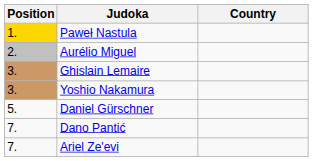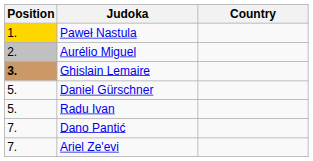(12, 71) normal -> (12, 71) bold
- row: (107, 90)
+ row: (87, 109)
